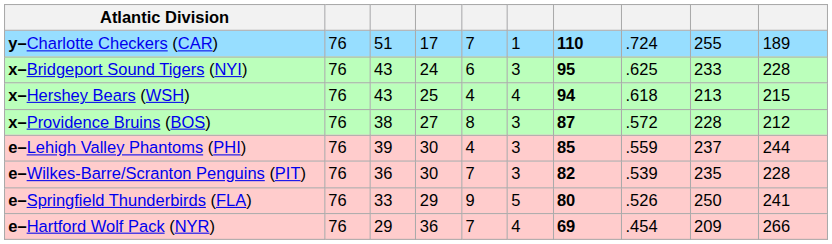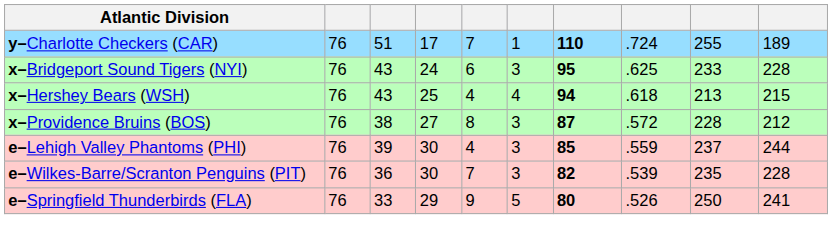- row: (112, 226)
